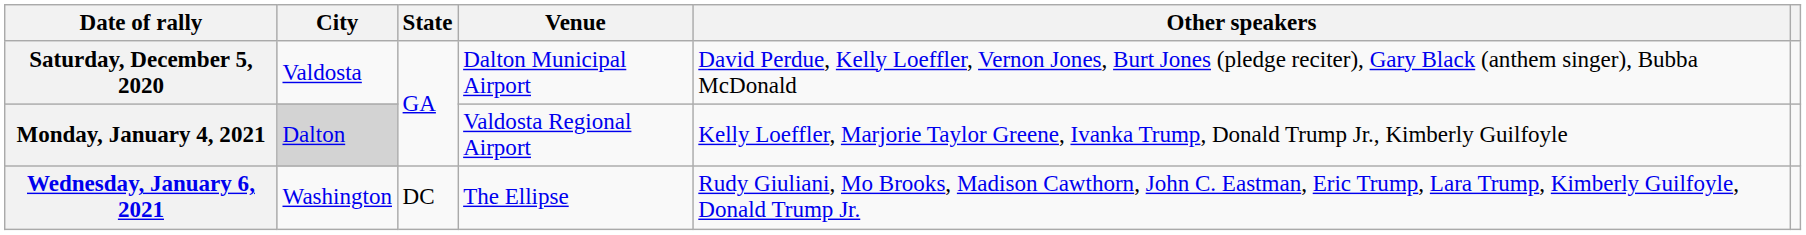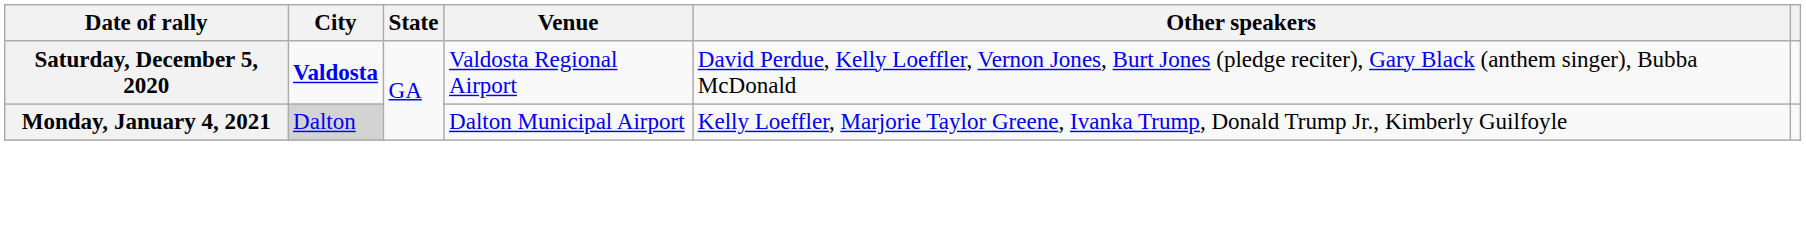(322, 72) normal -> (335, 72) bold
(545, 72) Dalton Municipal Airport -> (533, 72) Valdosta Regional Airport
(547, 134) Valdosta Regional Airport -> (567, 121) Dalton Municipal Airport
- row: (141, 197)
